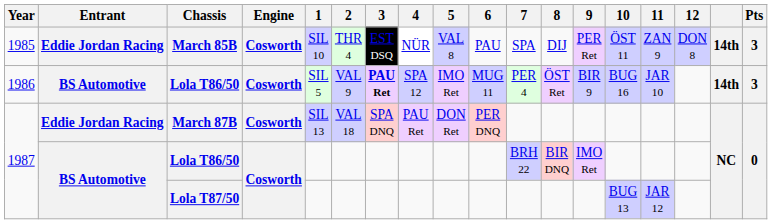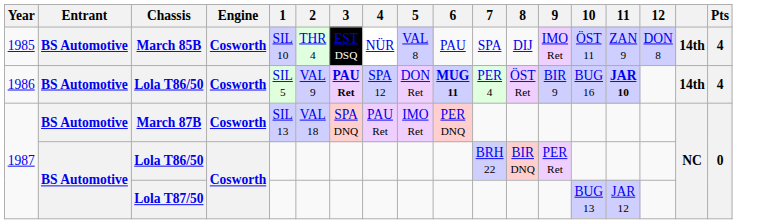(102, 46) Eddie Jordan Racing -> (84, 46) BS Automotive
(589, 46) PER Ret -> (555, 46) IMO Ret
(754, 46) 3 -> (720, 46) 4
(451, 84) IMO Ret -> (415, 84) DON Ret
(488, 84) normal -> (453, 84) bold
(657, 84) normal -> (623, 84) bold
(754, 84) 3 -> (720, 84) 4
(102, 122) Eddie Jordan Racing -> (84, 122) BS Automotive
(451, 122) DON Ret -> (415, 122) IMO Ret
(589, 161) IMO Ret -> (555, 161) PER Ret
